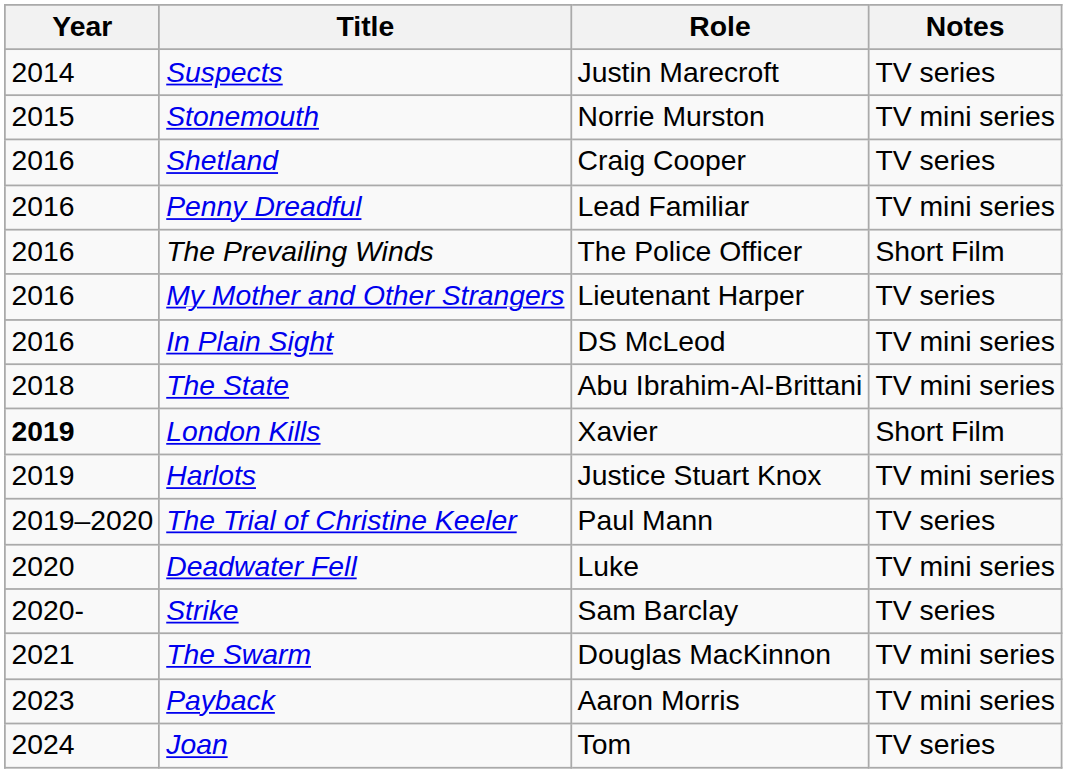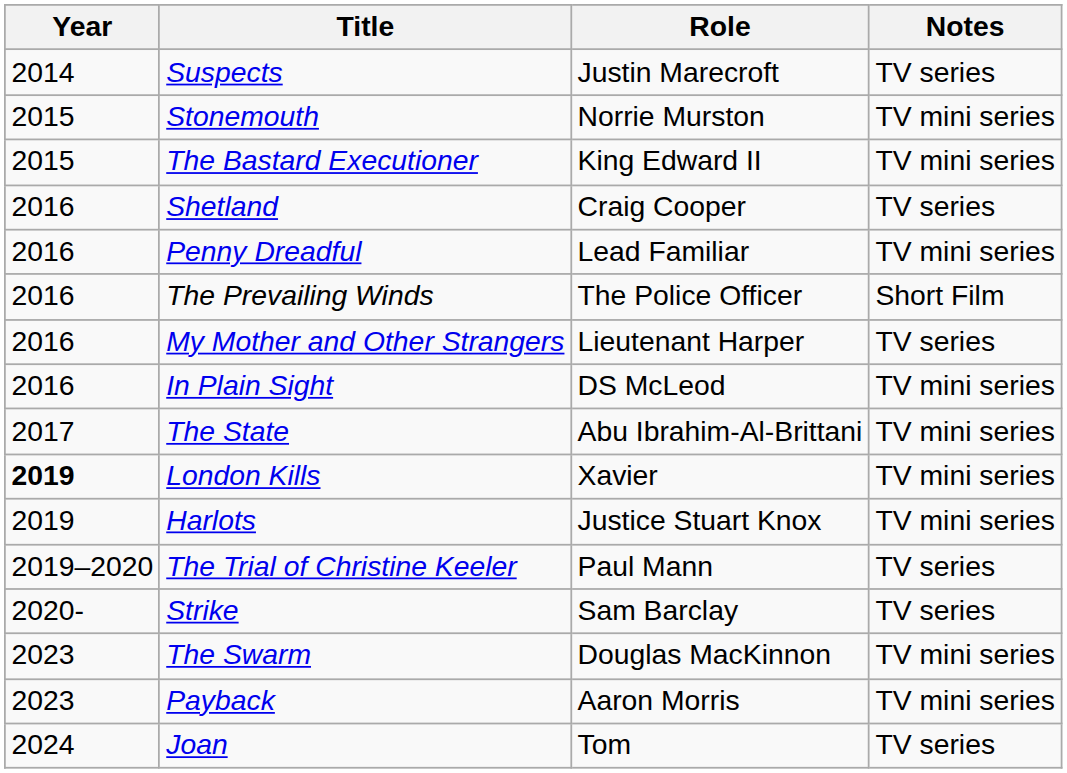+ row: (322, 161)
(43, 386) 2018 -> (43, 431) 2017
(940, 431) Short Film -> (965, 476) TV mini series
- row: (261, 565)
(43, 655) 2021 -> (43, 655) 2023
